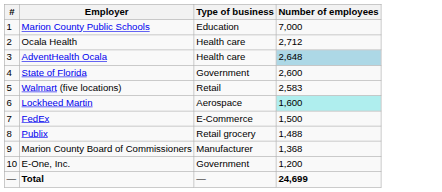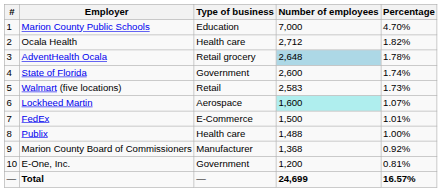+ column: (409, 12)
(221, 57) Health care -> (226, 57) Retail grocery
(226, 133) Retail grocery -> (221, 133) Health care
